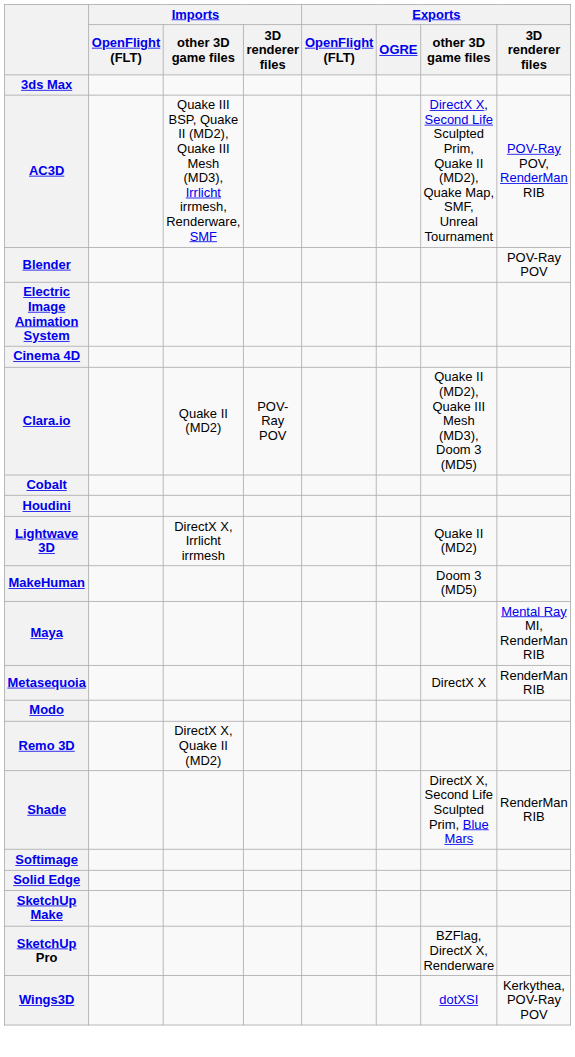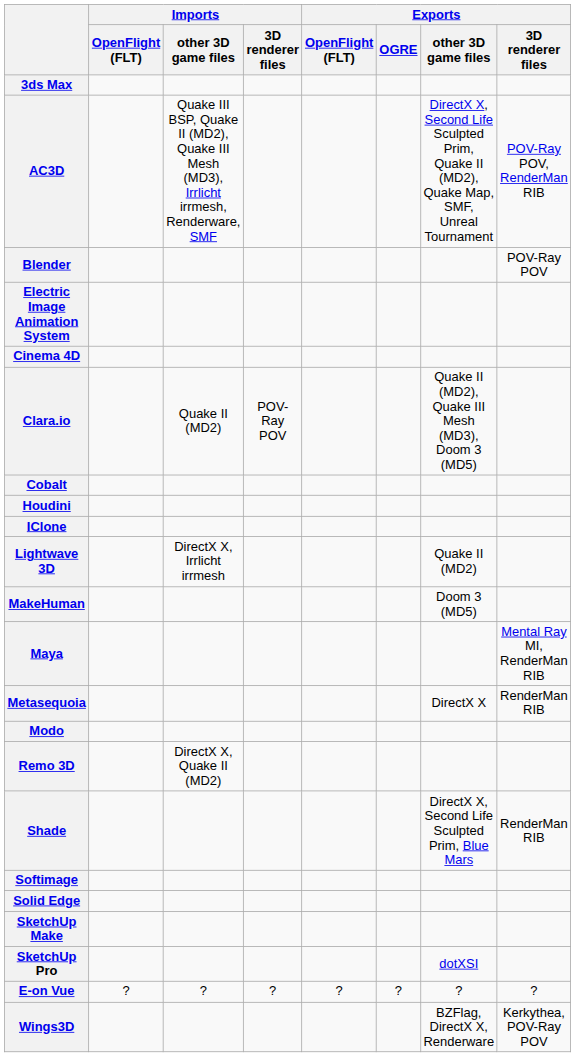+ row: (47, 526)
(459, 950) BZFlag, DirectX X, Renderware -> (459, 963) dotXSI
+ row: (47, 991)
(459, 1000) dotXSI -> (459, 1026) BZFlag, DirectX X, Renderware
